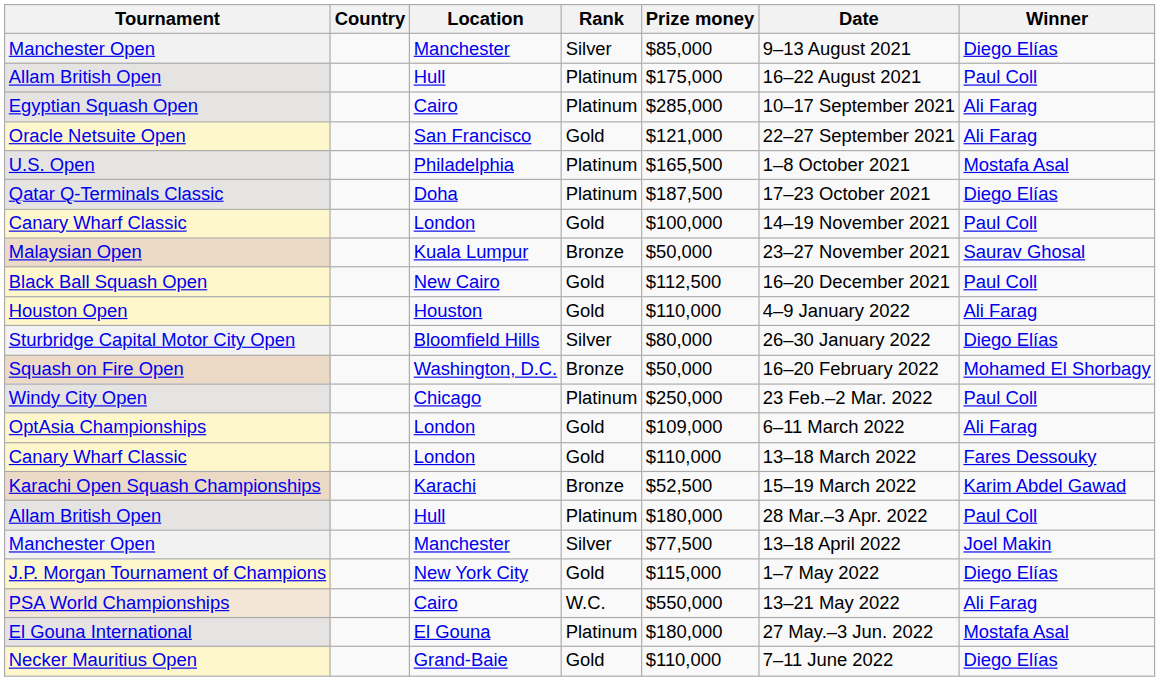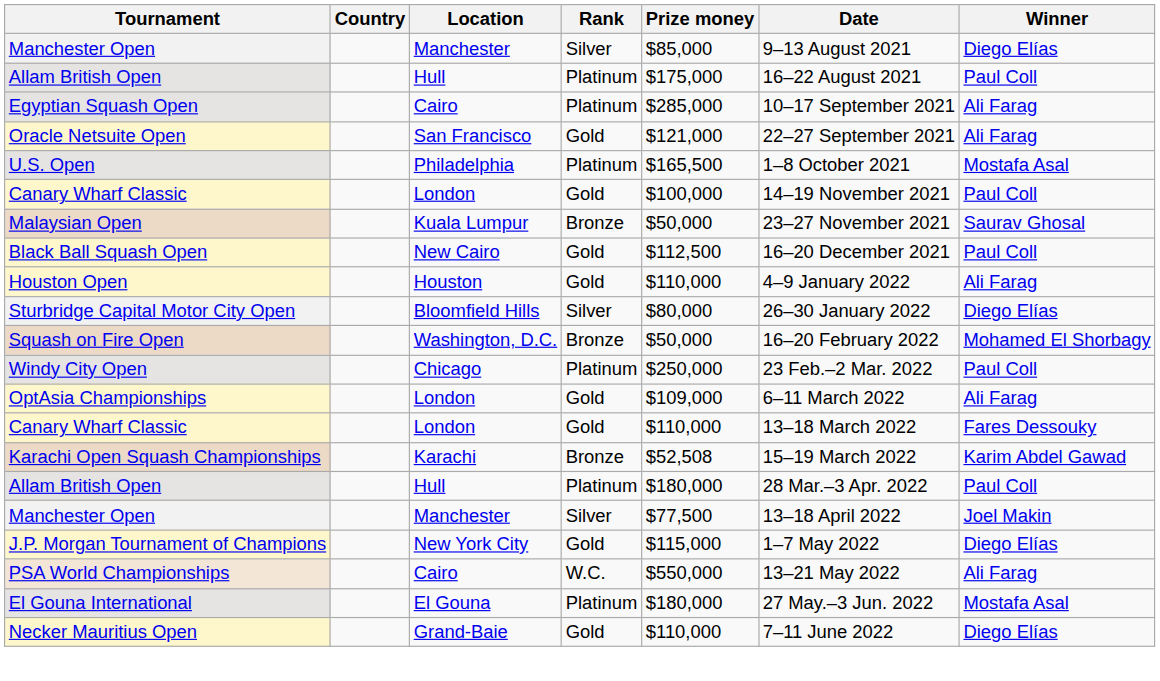- row: (116, 194)
(679, 485) $52,500 -> (679, 456) $52,508
